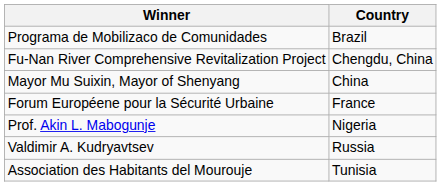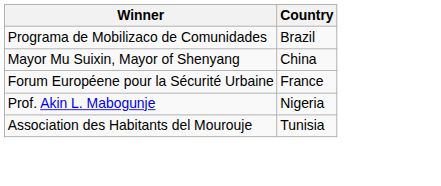- row: (167, 59)
- row: (81, 147)
